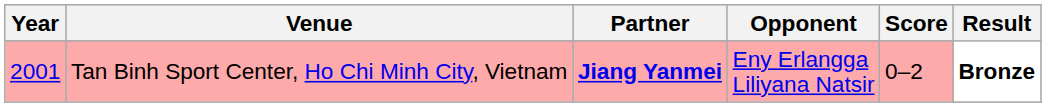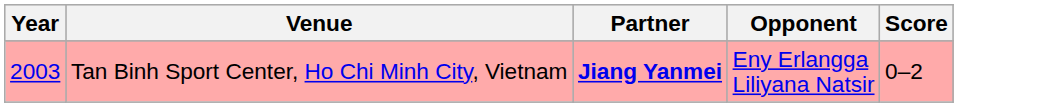- column: (997, 23)
(35, 71) 2001 -> (35, 71) 2003
